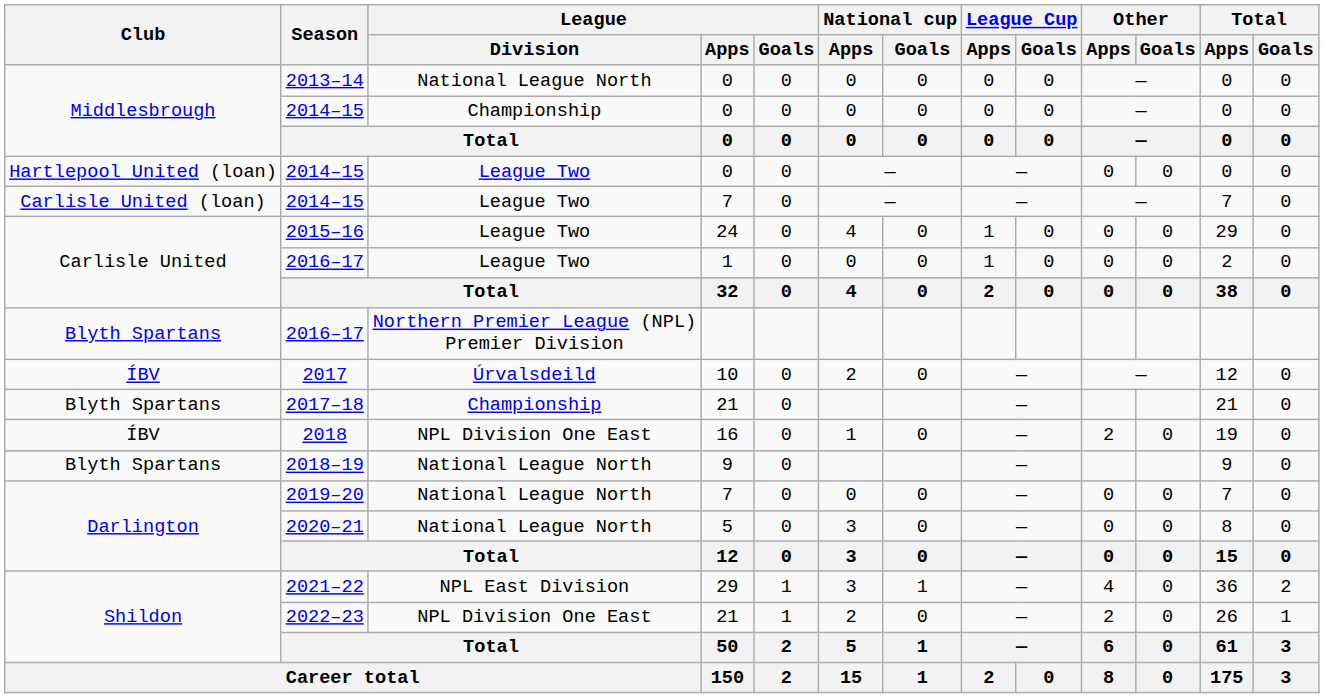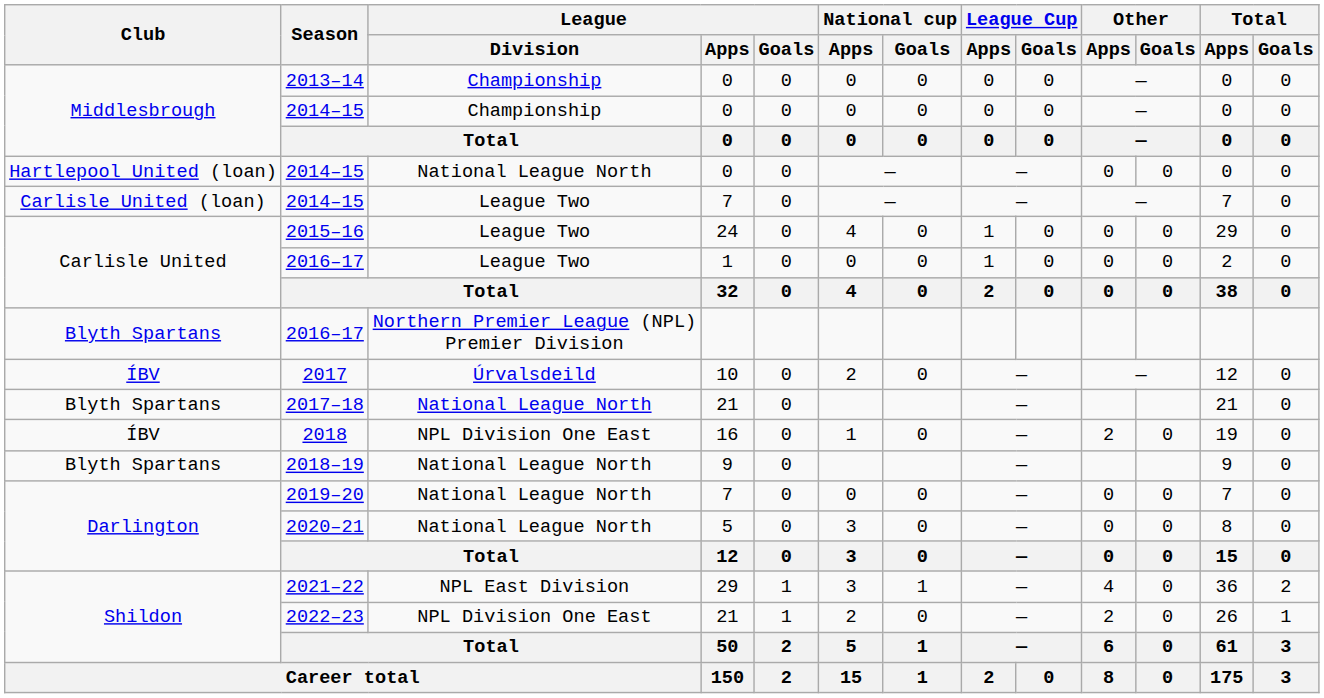(534, 80) National League North -> (534, 80) Championship
(534, 171) League Two -> (534, 171) National League North
(534, 405) Championship -> (534, 405) National League North
